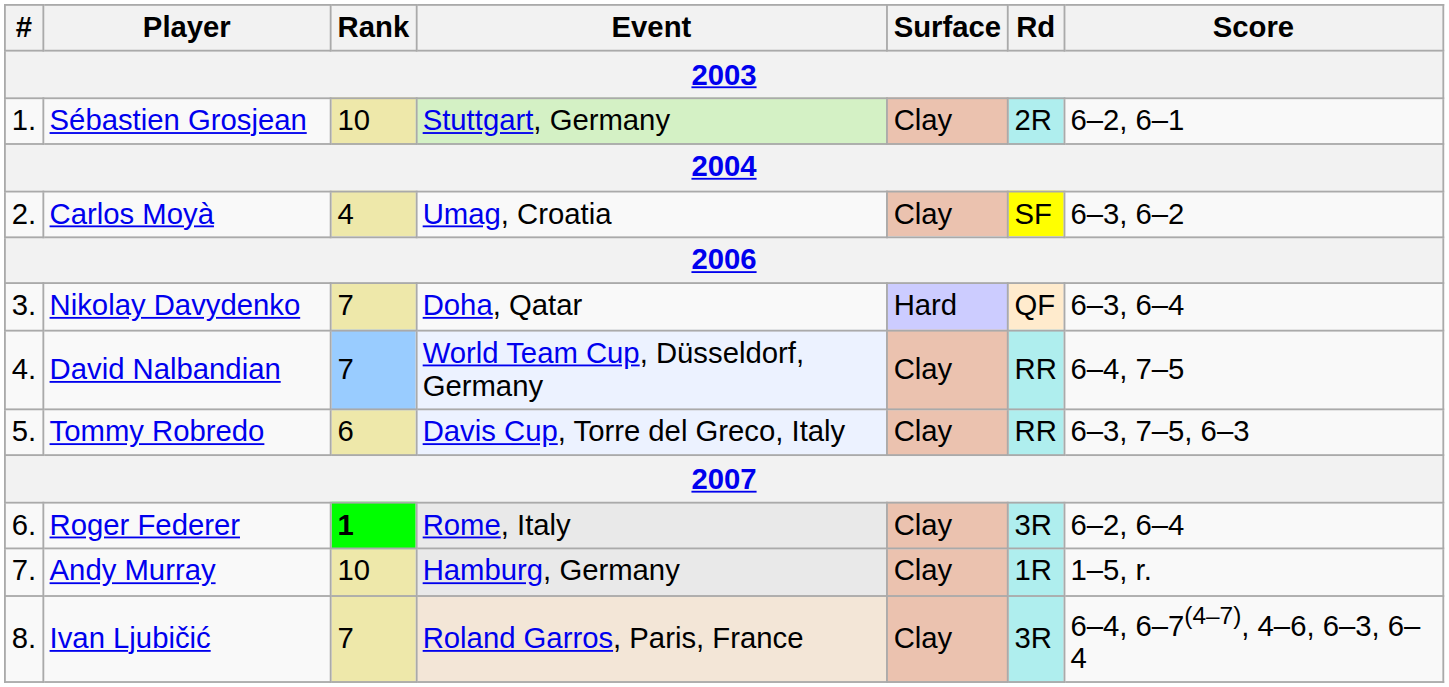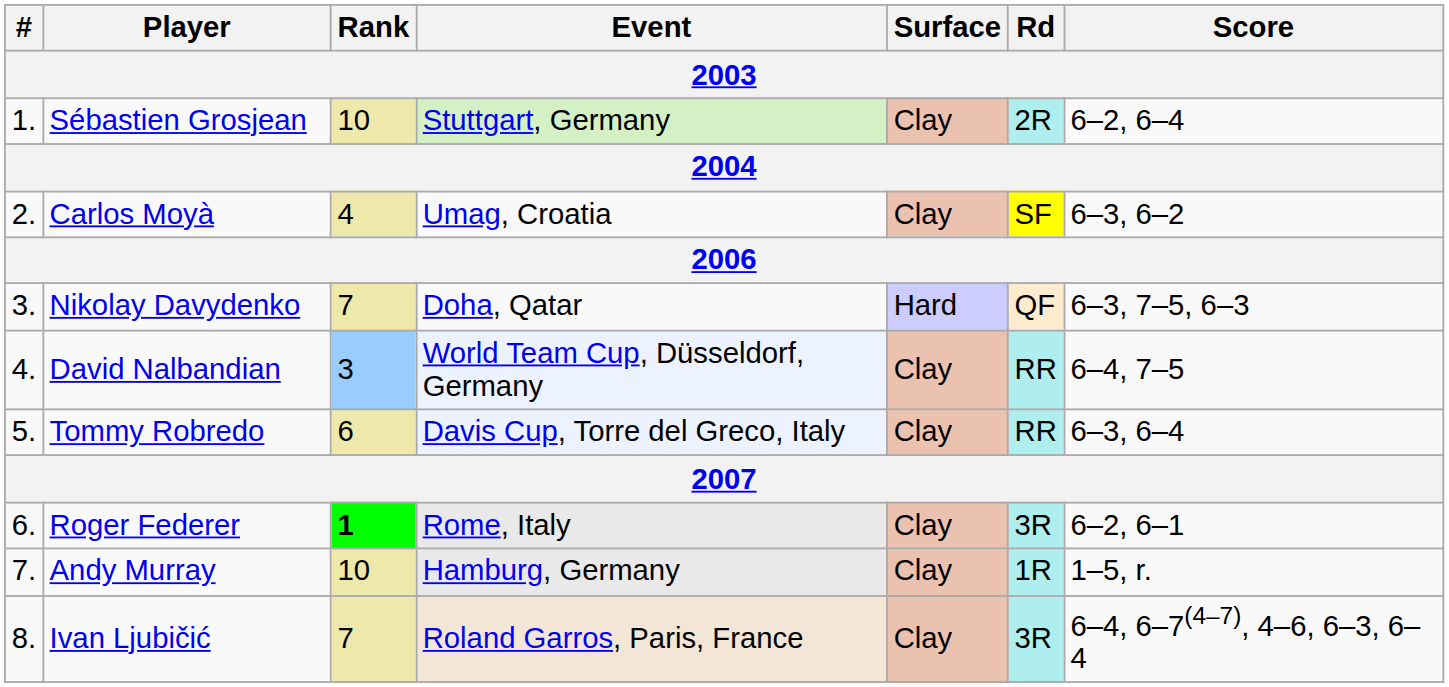(1127, 120) 6–2, 6–1 -> (1127, 120) 6–2, 6–4
(1127, 306) 6–3, 6–4 -> (1160, 306) 6–3, 7–5, 6–3
(346, 369) 7 -> (346, 369) 3
(1160, 432) 6–3, 7–5, 6–3 -> (1127, 432) 6–3, 6–4
(1127, 525) 6–2, 6–4 -> (1127, 525) 6–2, 6–1
